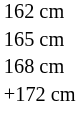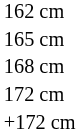+ row: (34, 94)
